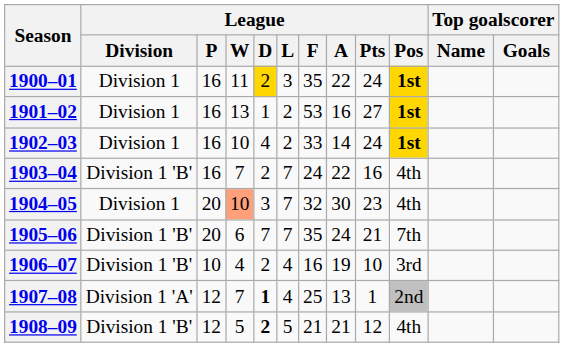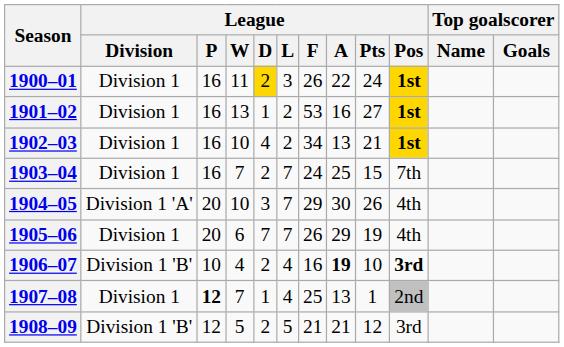(313, 81) 35 -> (313, 81) 26
(313, 142) 33 -> (313, 142) 34
(341, 142) 14 -> (341, 142) 13
(372, 142) 24 -> (372, 142) 21
(139, 173) Division 1 'B' -> (139, 173) Division 1
(341, 173) 22 -> (341, 173) 25
(372, 173) 16 -> (372, 173) 15
(409, 173) 4th -> (409, 173) 7th
(139, 204) Division 1 -> (139, 204) Division 1 'A'
(240, 204) lightsalmon background -> (240, 204) no background
(313, 204) 32 -> (313, 204) 29
(372, 204) 23 -> (372, 204) 26
(139, 234) Division 1 'B' -> (139, 234) Division 1
(313, 234) 35 -> (313, 234) 26
(341, 234) 24 -> (341, 234) 29
(372, 234) 21 -> (372, 234) 19
(409, 234) 7th -> (409, 234) 4th
(341, 265) normal -> (341, 265) bold
(409, 265) normal -> (409, 265) bold
(139, 296) Division 1 'A' -> (139, 296) Division 1
(211, 296) normal -> (211, 296) bold
(265, 296) bold -> (265, 296) normal
(265, 326) bold -> (265, 326) normal
(409, 326) 4th -> (409, 326) 3rd
